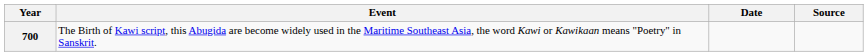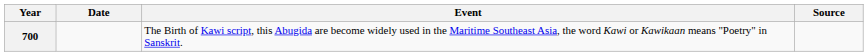columns swapped: (752, 13) <-> (382, 13)
